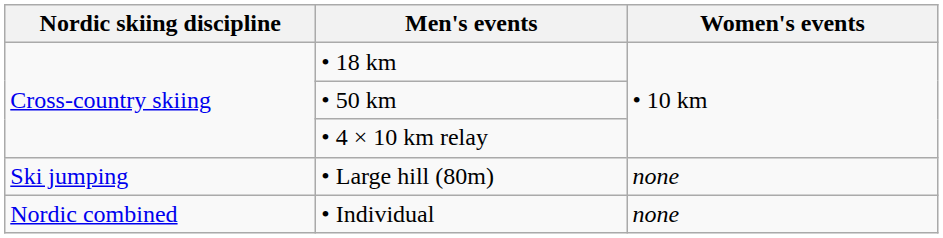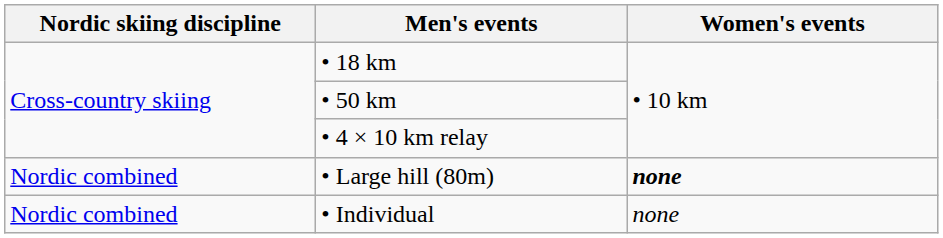(69, 175) Ski jumping -> (94, 175) Nordic combined
(656, 175) normal -> (657, 175) bold
